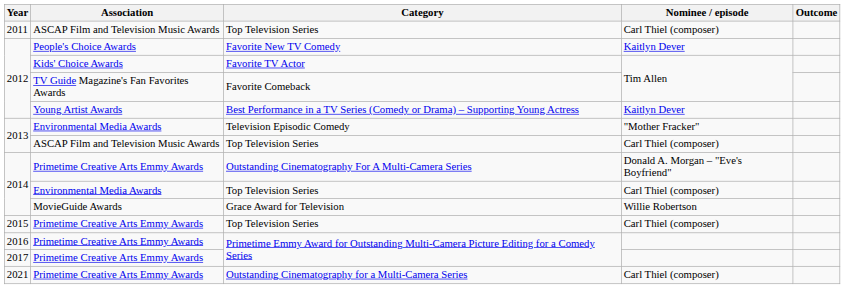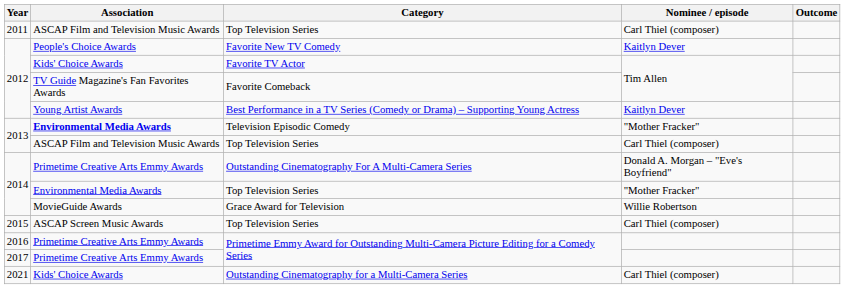(97, 127) normal -> (102, 127) bold
(671, 190) Carl Thiel (composer) -> (662, 190) "Mother Fracker"
(118, 224) Primetime Creative Arts Emmy Awards -> (98, 224) ASCAP Screen Music Awards
(118, 275) Primetime Creative Arts Emmy Awards -> (78, 275) Kids' Choice Awards
